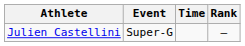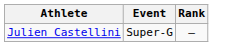- column: (192, 13)
